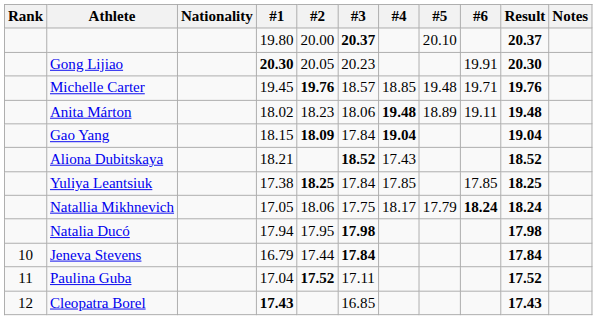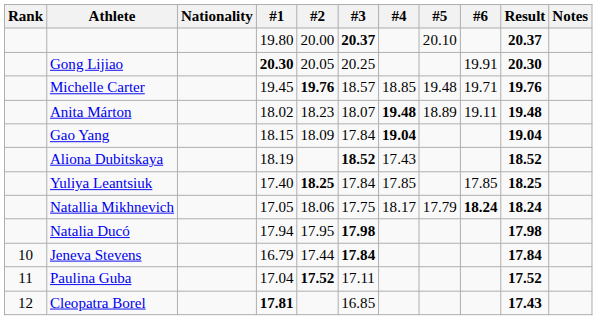(358, 64) 20.23 -> (358, 64) 20.25
(358, 111) 18.06 -> (358, 111) 18.07
(317, 135) bold -> (317, 135) normal
(277, 159) 18.21 -> (277, 159) 18.19
(277, 183) 17.38 -> (277, 183) 17.40
(277, 302) 17.43 -> (277, 302) 17.81
